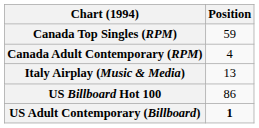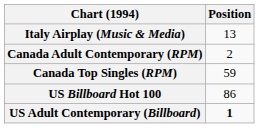rows swapped: (105, 34) <-> (105, 73)
(230, 53) 4 -> (230, 53) 2
